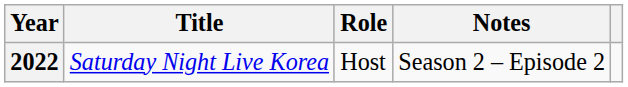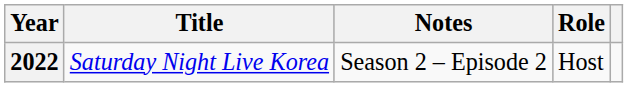columns swapped: (364, 23) <-> (502, 23)
